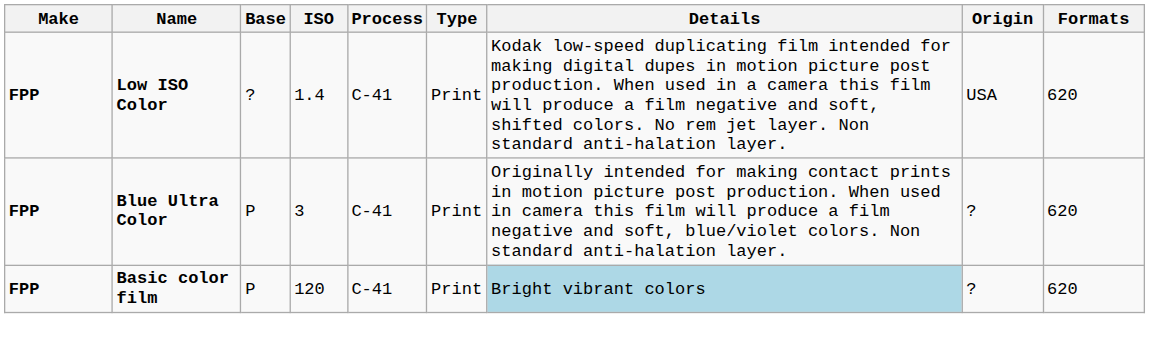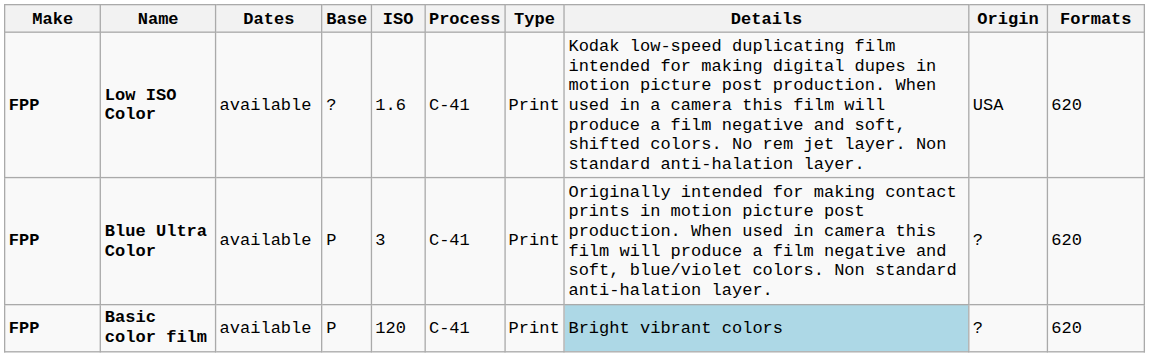+ column: (269, 19)
(309, 95) 1.4 -> (391, 105) 1.6
